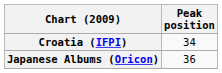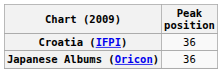(189, 42) 34 -> (189, 42) 36
